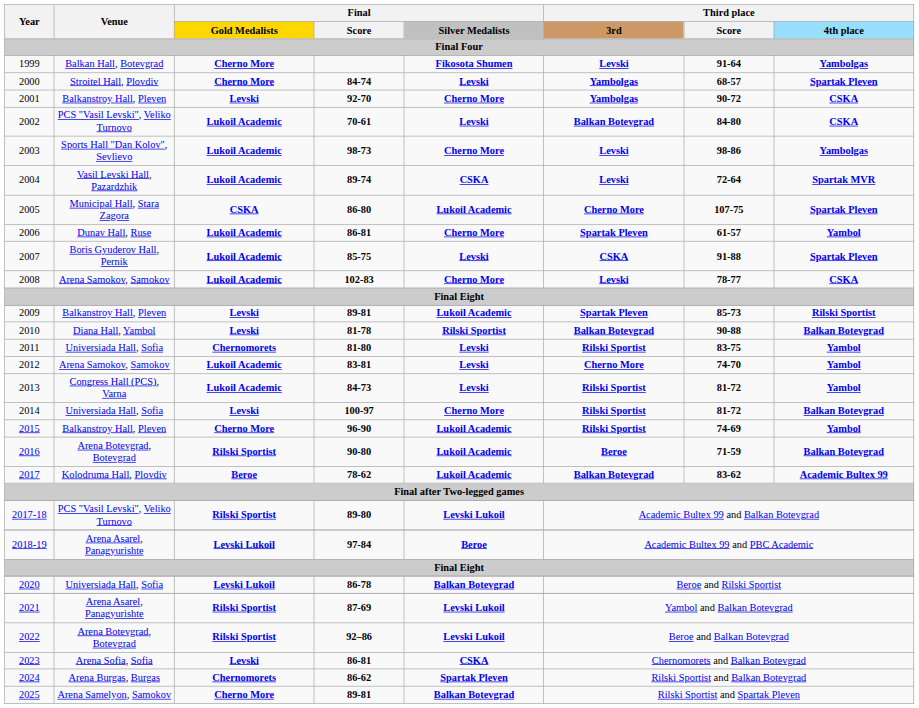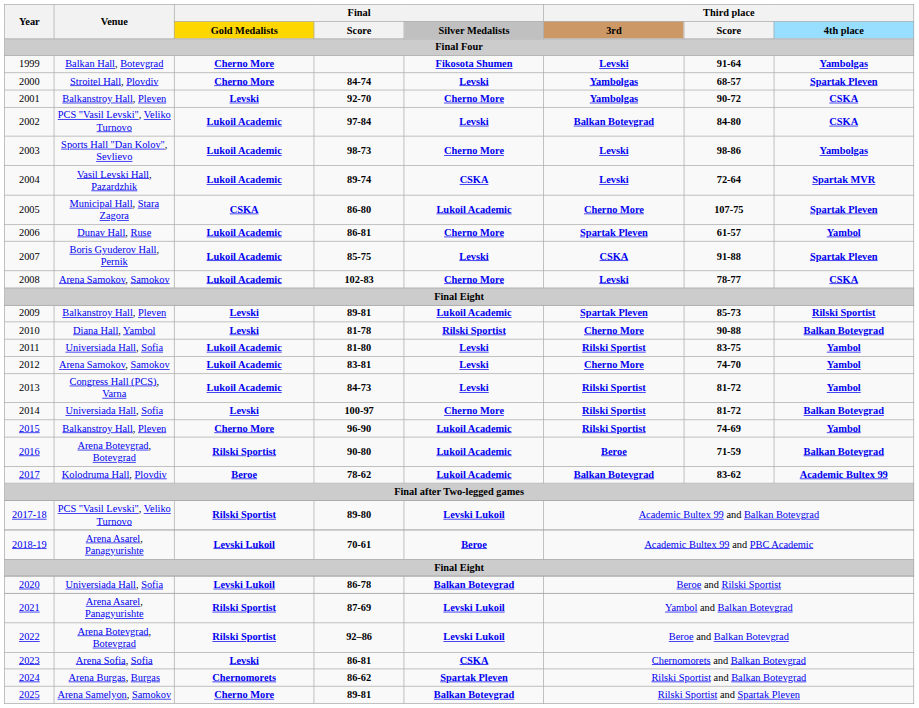(359, 122) 70-61 -> (359, 122) 97-84
(614, 331) Balkan Botevgrad -> (614, 331) Cherno More
(244, 348) Chernomorets -> (244, 348) Lukoil Academic
(359, 544) 97-84 -> (359, 544) 70-61
